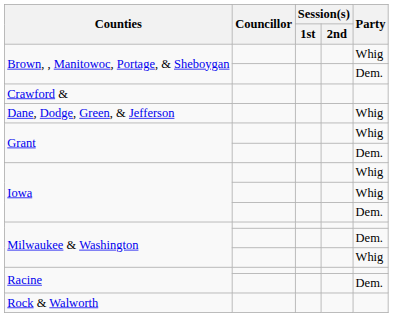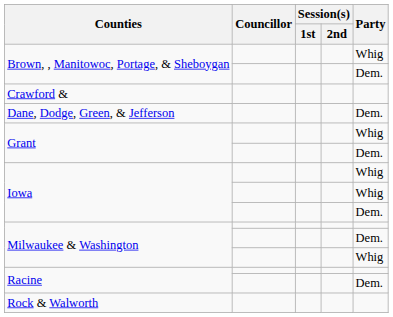(369, 113) Whig -> (369, 113) Dem.
